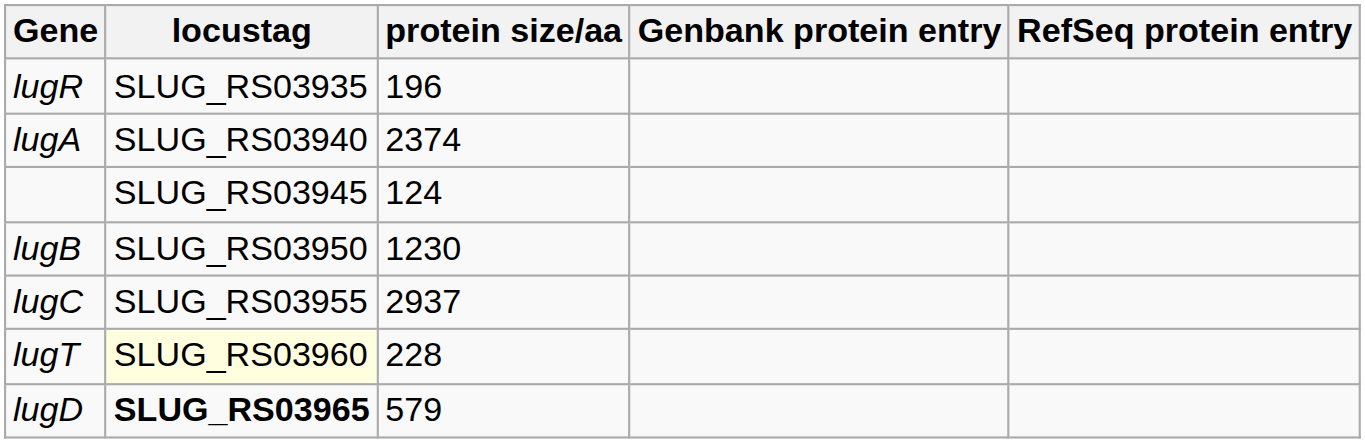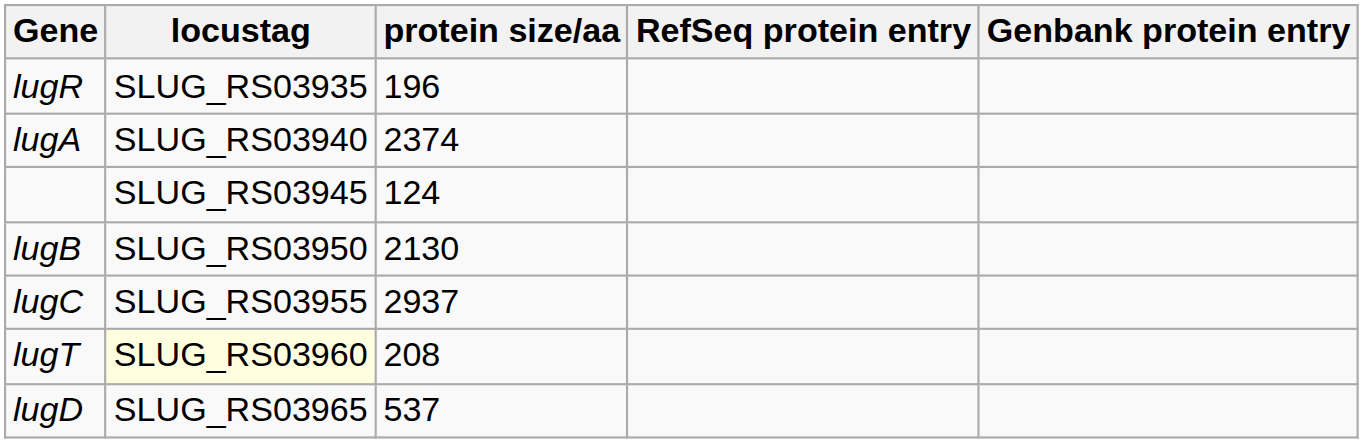columns swapped: (820, 31) <-> (1185, 31)
(423, 247) 1230 -> (421, 247) 2130
(414, 355) 228 -> (412, 355) 208
(242, 409) bold -> (241, 409) normal
(414, 409) 579 -> (412, 409) 537
